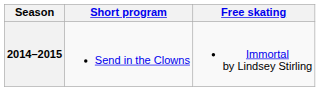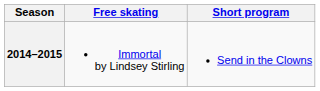columns swapped: (129, 13) <-> (254, 13)
